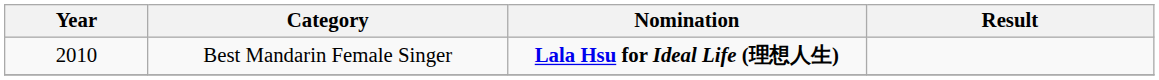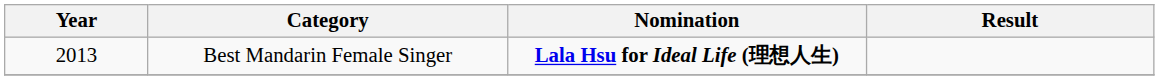(76, 55) 2010 -> (76, 55) 2013
